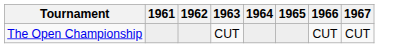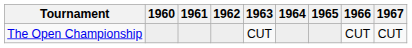+ column: (161, 14)
